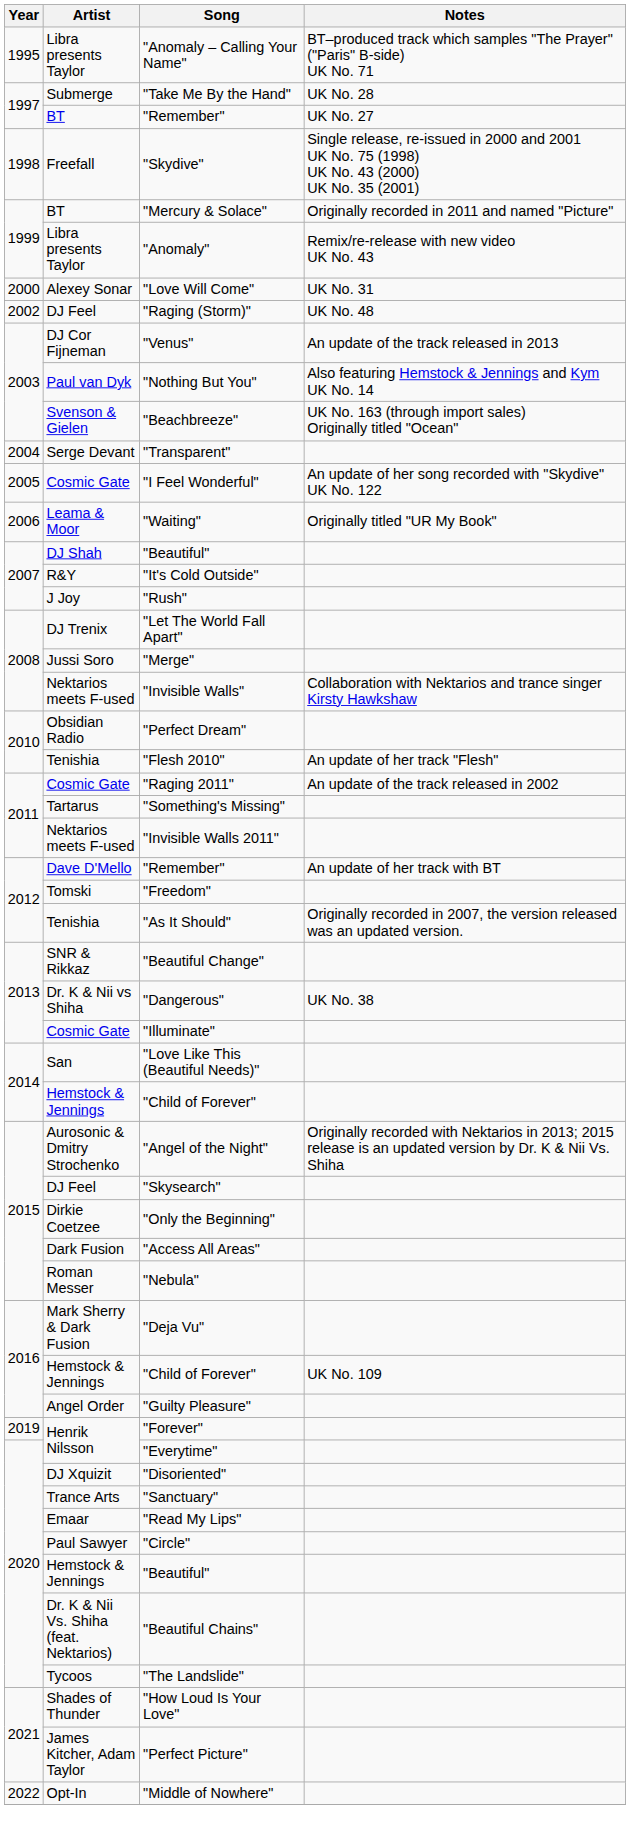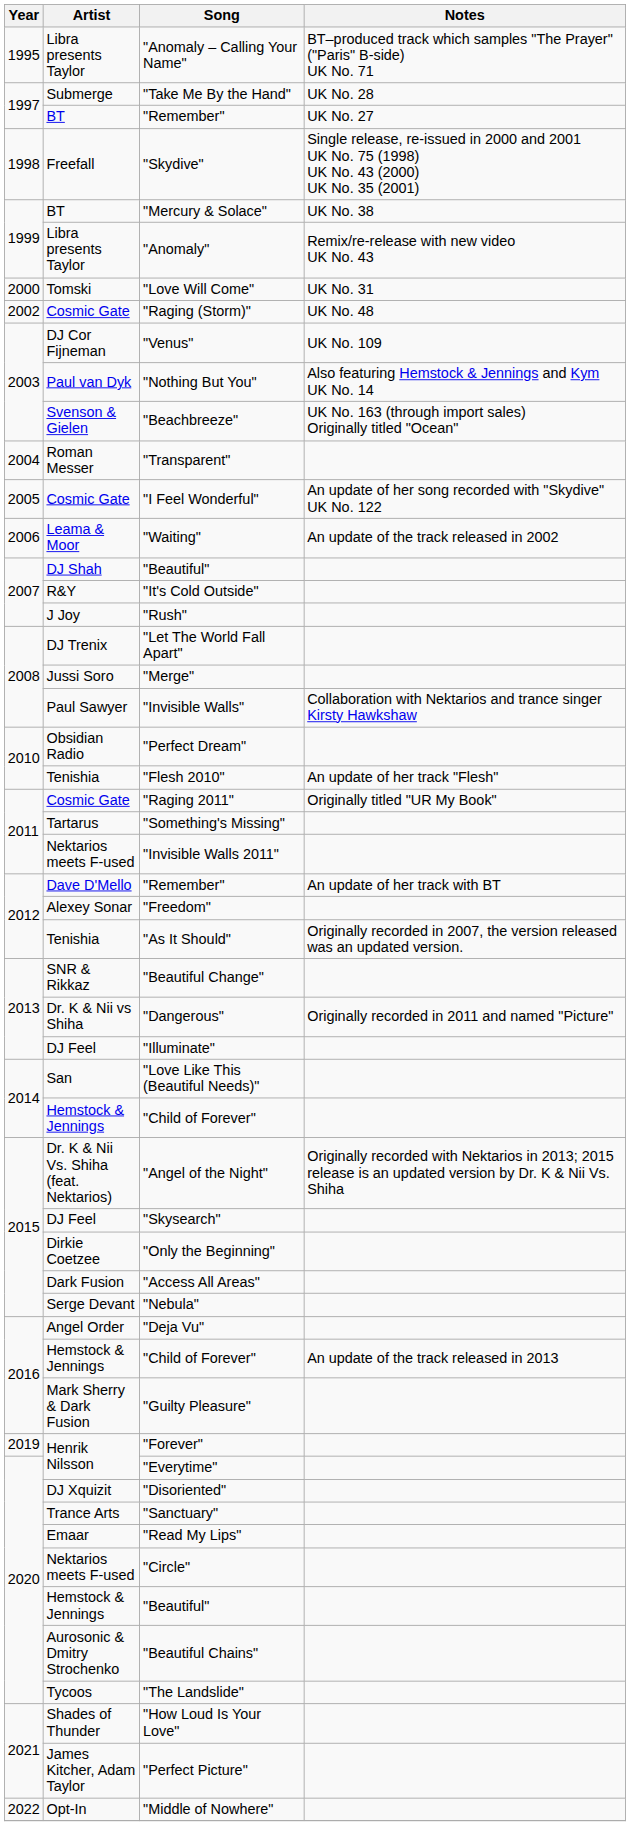(460, 211) Originally recorded in 2011 and named "Picture" -> (340, 211) UK No. 38
(89, 289) Alexey Sonar -> (69, 289) Tomski
(71, 312) DJ Feel -> (88, 312) Cosmic Gate
(433, 342) An update of the track released in 2013 -> (344, 342) UK No. 109
(90, 451) Serge Devant -> (70, 460) Roman Messer
(402, 521) Originally titled "UR My Book" -> (433, 538) An update of the track released in 2002
(90, 691) Nektarios meets F-used -> (87, 707) Paul Sawyer
(433, 784) An update of the track released in 2002 -> (402, 800) Originally titled "UR My Book"
(69, 891) Tomski -> (89, 907) Alexey Sonar
(340, 1000) UK No. 38 -> (460, 1016) Originally recorded in 2011 and named "Picture"
(88, 1031) Cosmic Gate -> (71, 1047) DJ Feel
(85, 1148) Aurosonic & Dmitry Strochenko -> (80, 1173) Dr. K & Nii Vs. Shiha (feat. Nektarios)
(70, 1280) Roman Messer -> (90, 1304) Serge Devant
(86, 1327) Mark Sherry & Dark Fusion -> (85, 1327) Angel Order
(344, 1374) UK No. 109 -> (433, 1358) An update of the track released in 2013
(85, 1405) Angel Order -> (86, 1405) Mark Sherry & Dark Fusion
(87, 1542) Paul Sawyer -> (90, 1567) Nektarios meets F-used
(80, 1629) Dr. K & Nii Vs. Shiha (feat. Nektarios) -> (85, 1653) Aurosonic & Dmitry Strochenko
